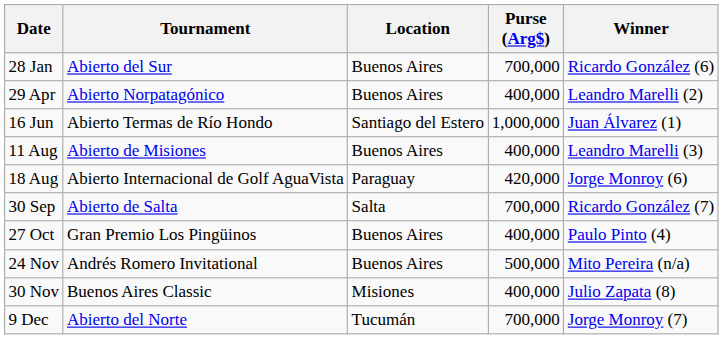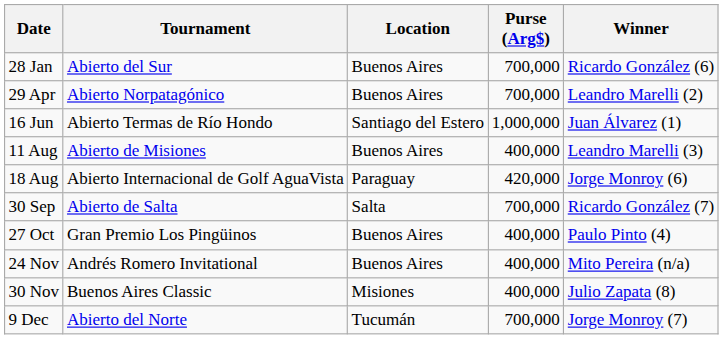(532, 95) 400,000 -> (532, 95) 700,000
(532, 263) 500,000 -> (532, 263) 400,000
